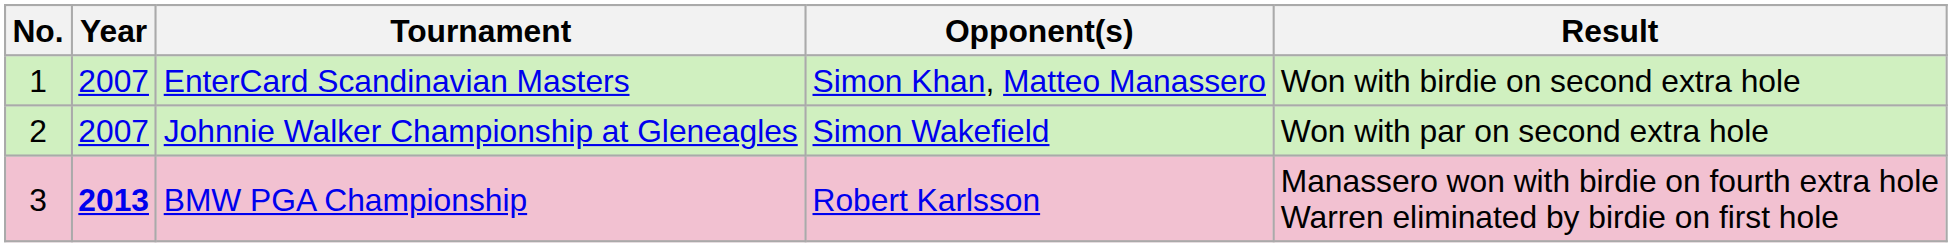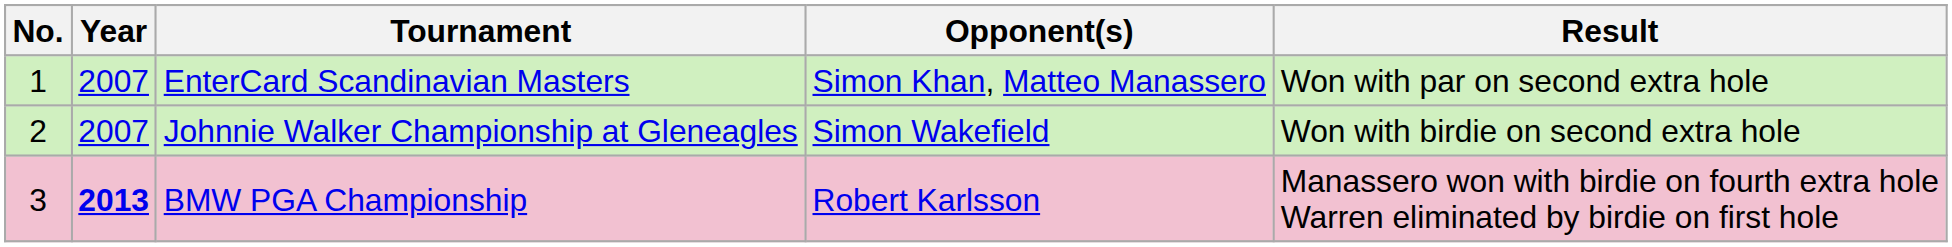(1541, 81) Won with birdie on second extra hole -> (1525, 81) Won with par on second extra hole
(1525, 131) Won with par on second extra hole -> (1541, 131) Won with birdie on second extra hole
